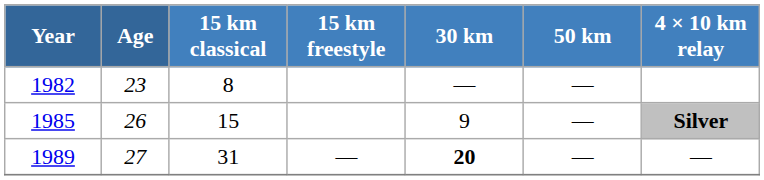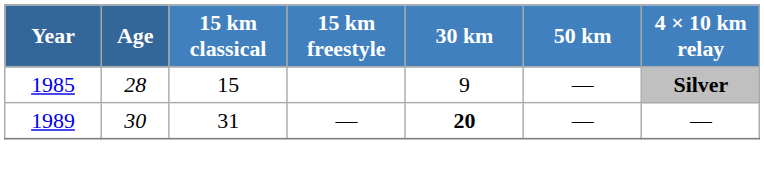- row: (53, 84)
(135, 120) 26 -> (135, 84) 28
(135, 156) 27 -> (135, 120) 30
